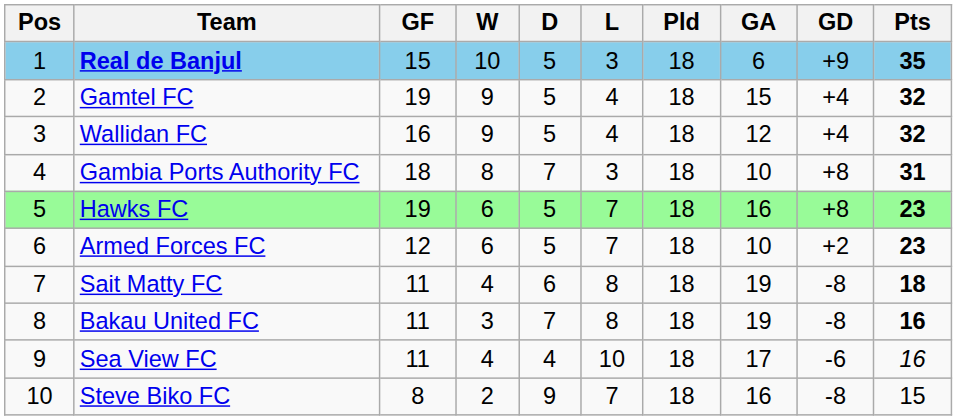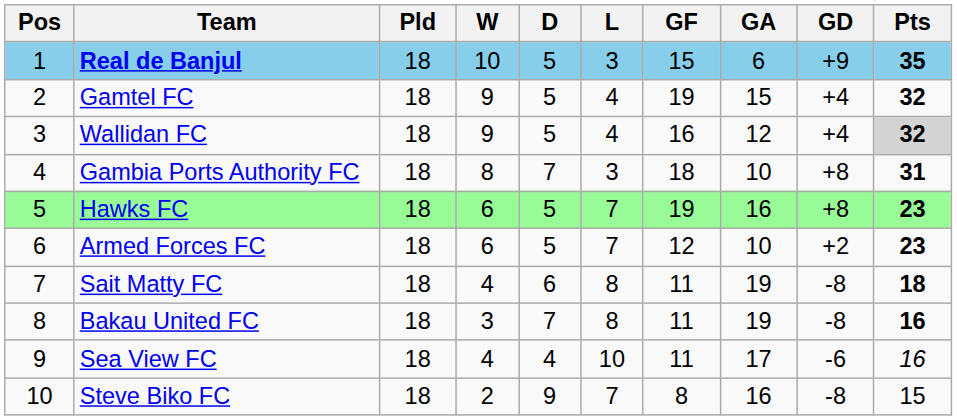columns swapped: (682, 23) <-> (418, 23)
(913, 135) no background -> (913, 135) lightgrey background
